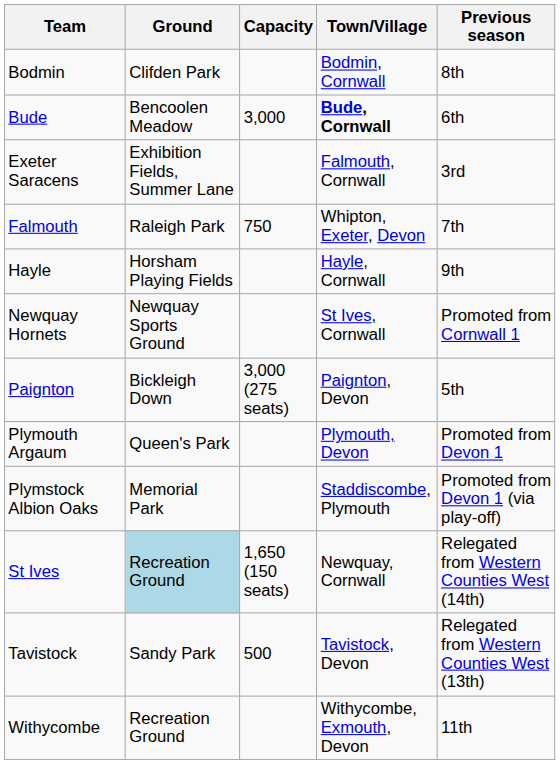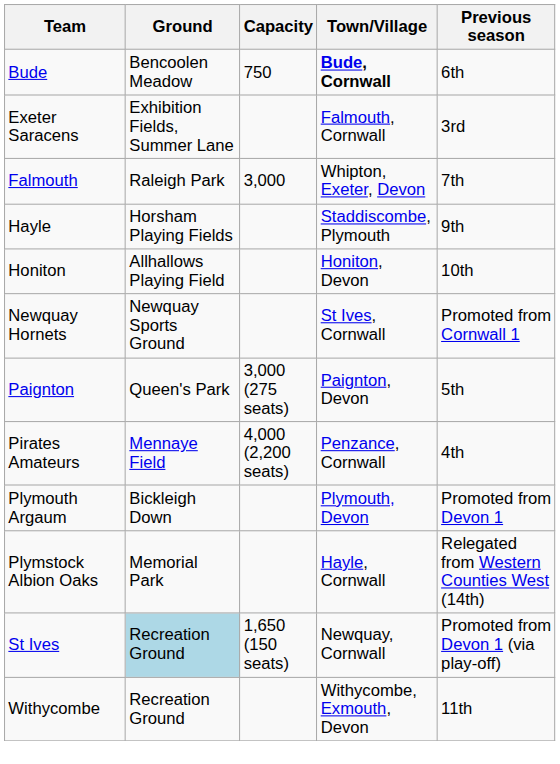- row: (37, 72)
(264, 117) 3,000 -> (258, 72) 750
(258, 226) 750 -> (264, 181) 3,000
(353, 271) Hayle, Cornwall -> (376, 226) Staddiscombe, Plymouth
+ row: (37, 271)
(163, 389) Bickleigh Down -> (179, 389) Queen's Park
+ row: (44, 453)
(179, 444) Queen's Park -> (163, 507) Bickleigh Down
(376, 498) Staddiscombe, Plymouth -> (353, 571) Hayle, Cornwall
(496, 498) Promoted from Devon 1 (via play-off) -> (495, 571) Relegated from Western Counties West (14th)
(495, 571) Relegated from Western Counties West (14th) -> (496, 644) Promoted from Devon 1 (via play-off)
- row: (43, 654)
